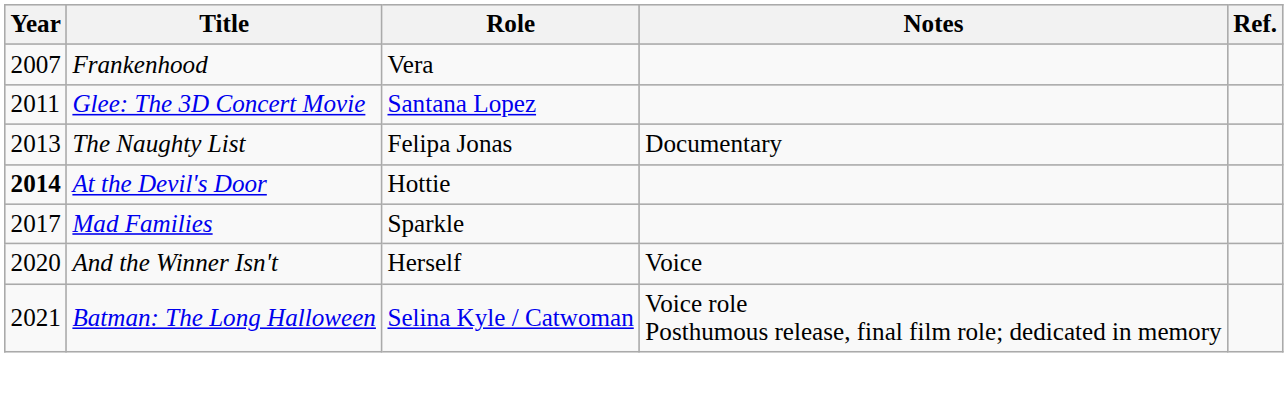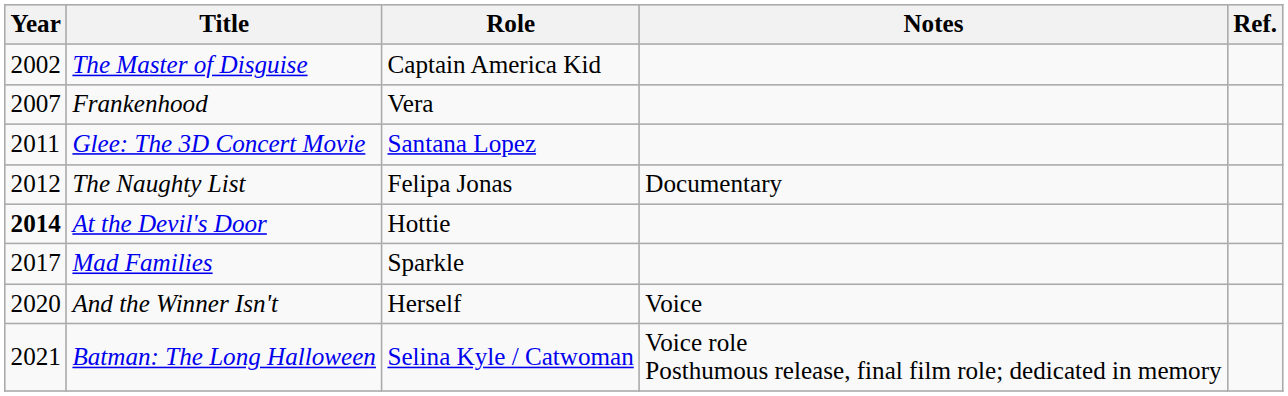+ row: (190, 64)
(36, 143) 2013 -> (36, 183) 2012
